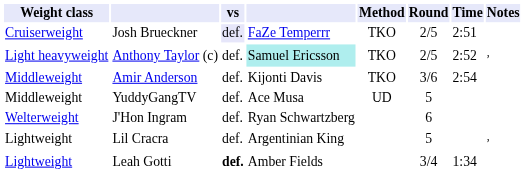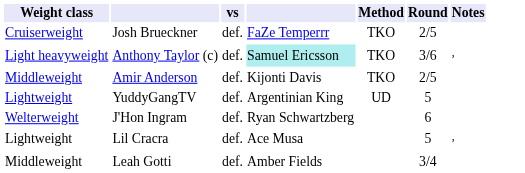- column: (468, 13)
(233, 33) lavender background -> (233, 33) no background
(429, 55) 2/5 -> (428, 55) 3/6
(429, 77) 3/6 -> (428, 77) 2/5
(44, 97) Middleweight -> (39, 97) Lightweight
(276, 97) Ace Musa -> (295, 97) Argentinian King
(296, 139) Argentinian King -> (275, 139) Ace Musa
(39, 161) Lightweight -> (44, 161) Middleweight
(233, 161) bold -> (233, 161) normal
